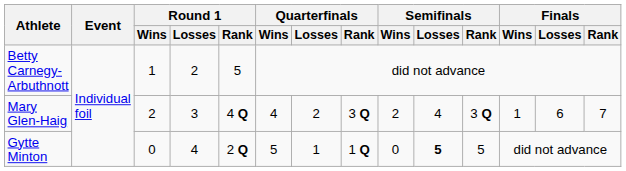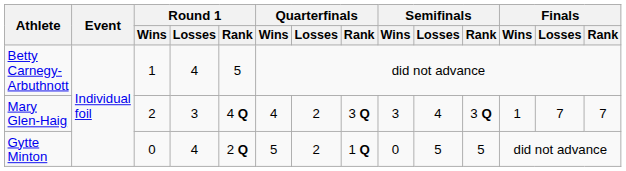(194, 71) 2 -> (194, 71) 4
(395, 114) 2 -> (395, 114) 3
(560, 114) 6 -> (560, 114) 7
(316, 149) 1 -> (316, 149) 2
(438, 149) bold -> (438, 149) normal
